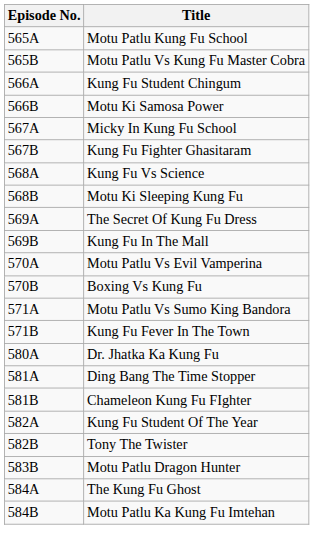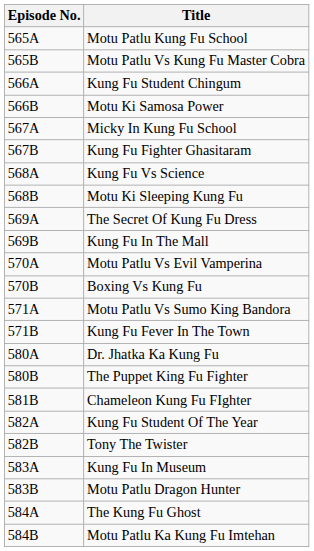+ row: (167, 377)
- row: (171, 377)
+ row: (147, 467)
